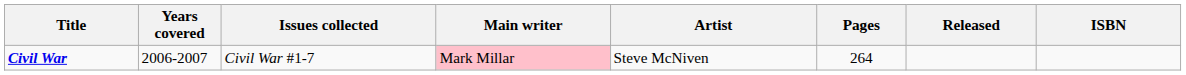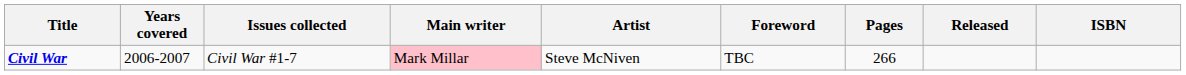+ column: (783, 25)
(861, 57) 264 -> (884, 57) 266
